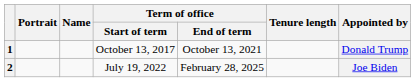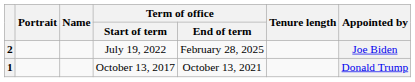rows swapped: (10, 49) <-> (10, 67)
